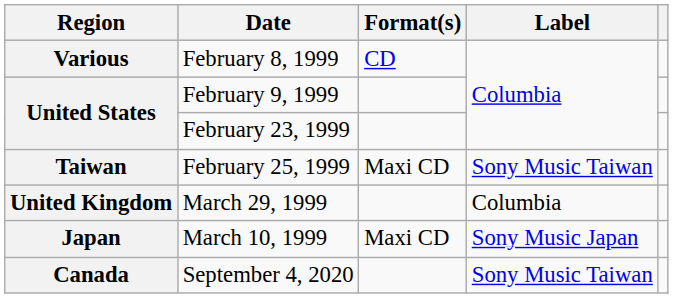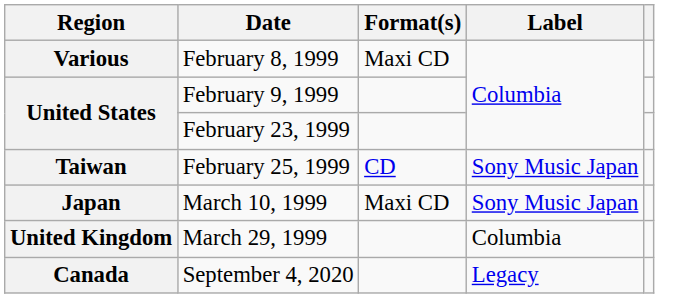(380, 58) CD -> (407, 58) Maxi CD
(407, 166) Maxi CD -> (380, 166) CD
(562, 166) Sony Music Taiwan -> (555, 166) Sony Music Japan
rows swapped: (255, 238) <-> (255, 202)
(562, 274) Sony Music Taiwan -> (505, 274) Legacy
